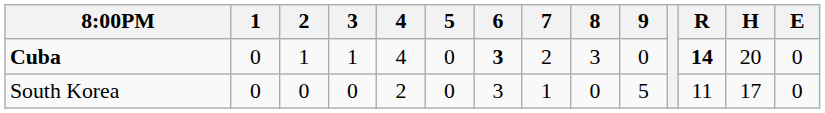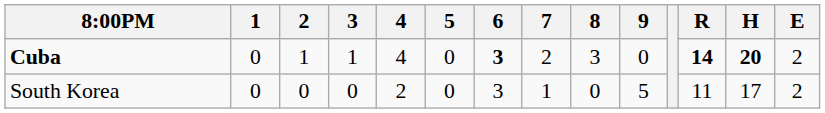(751, 56) normal -> (751, 56) bold
(797, 56) 0 -> (797, 56) 2
(797, 90) 0 -> (797, 90) 2
